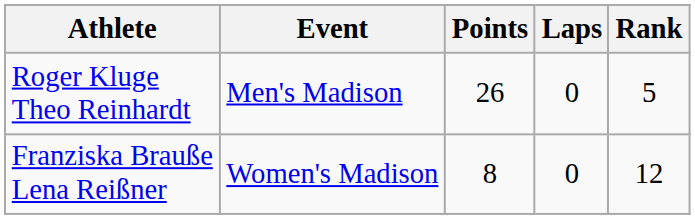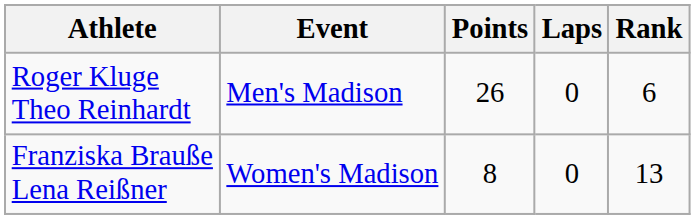(649, 92) 5 -> (649, 92) 6
(649, 173) 12 -> (649, 173) 13
